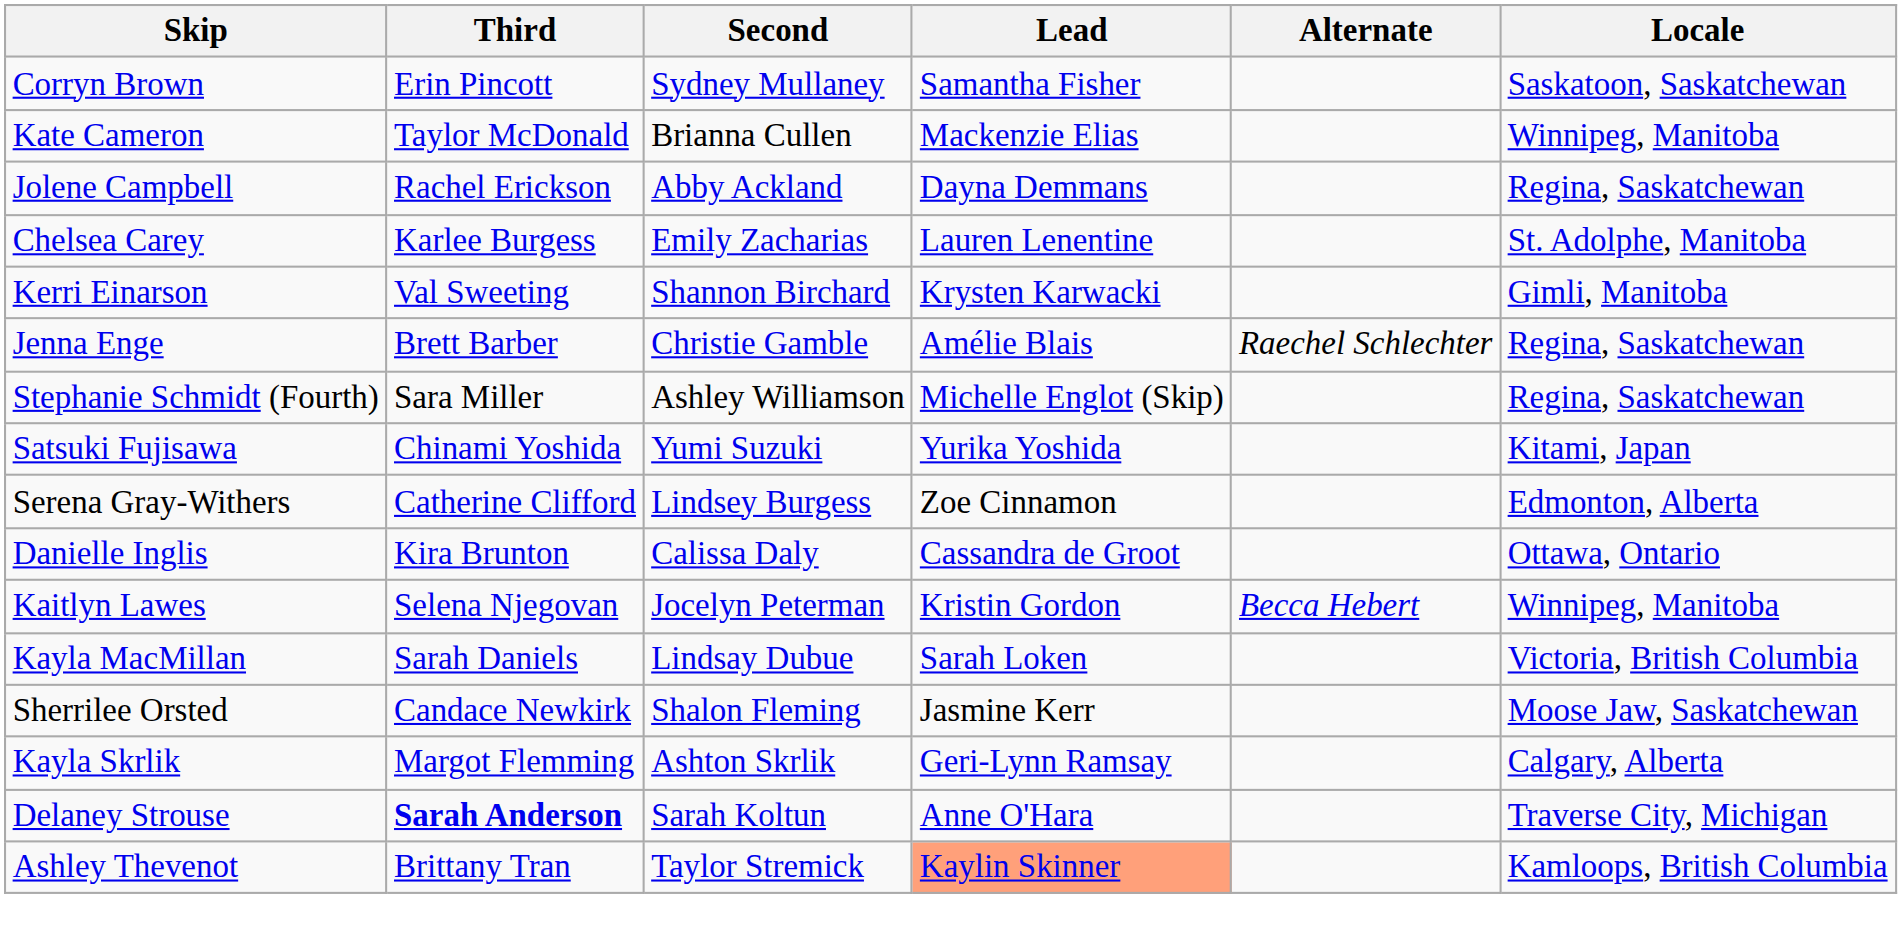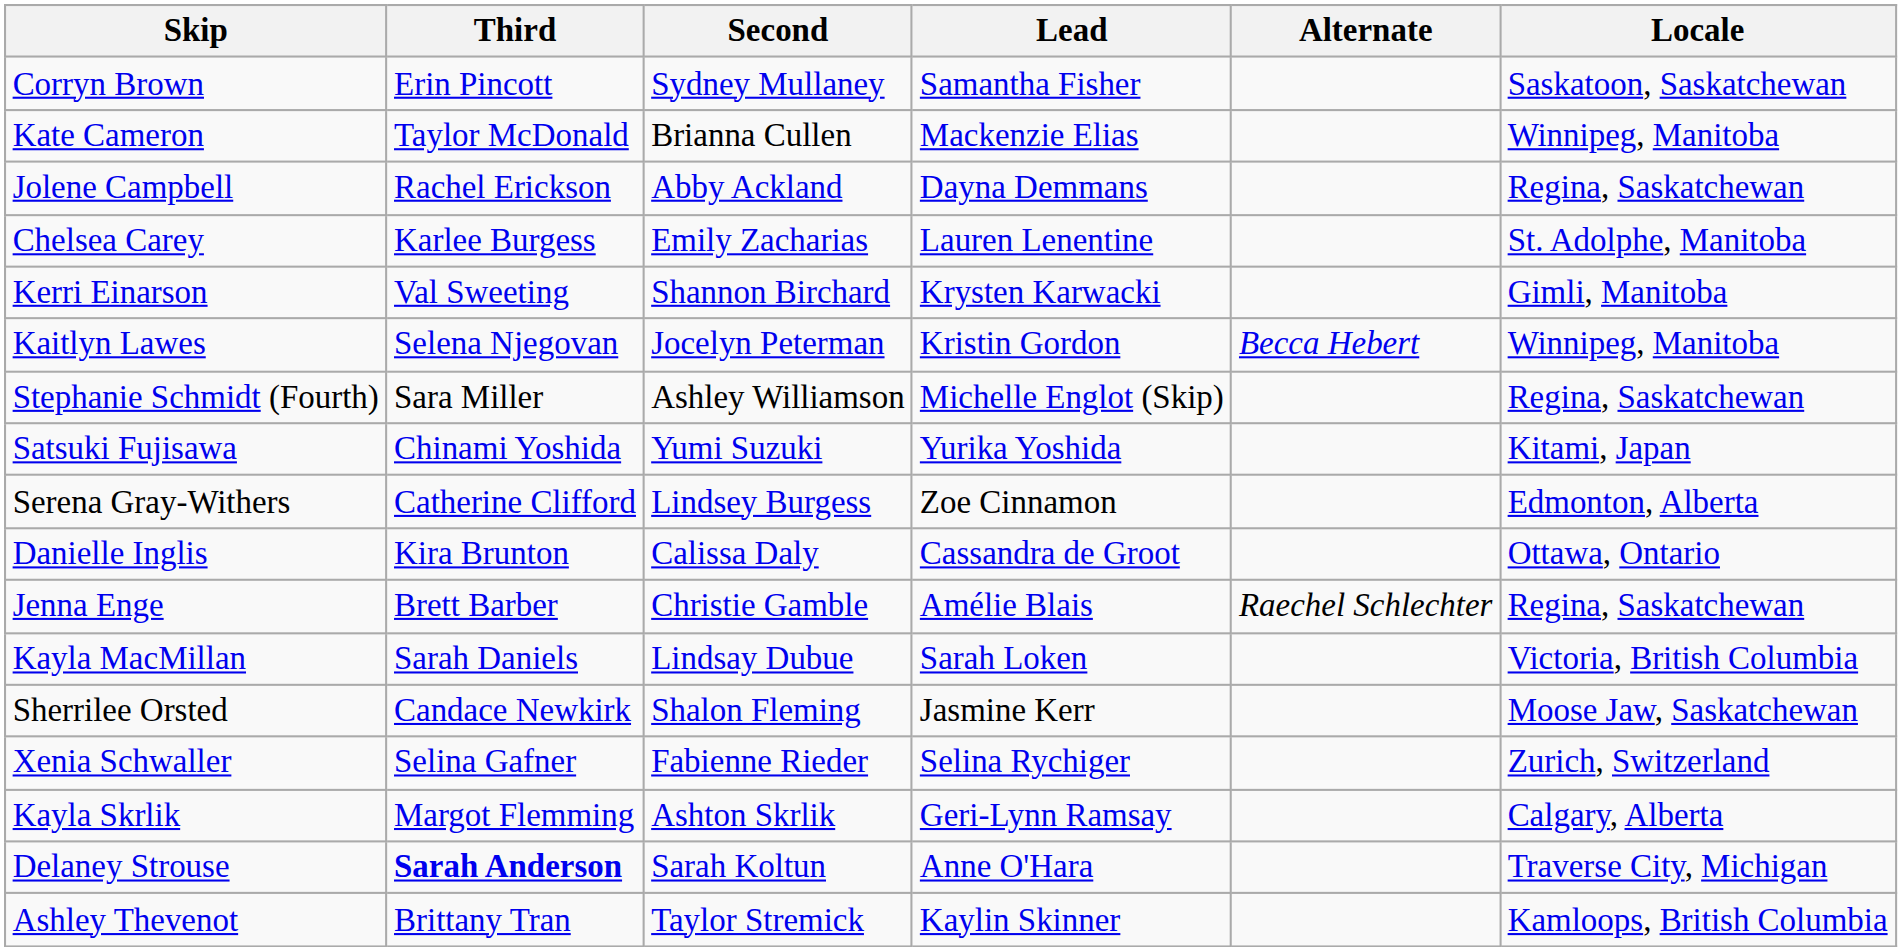rows swapped: (88, 344) <-> (109, 605)
+ row: (122, 762)
(1020, 866) lightsalmon background -> (1020, 919) no background
